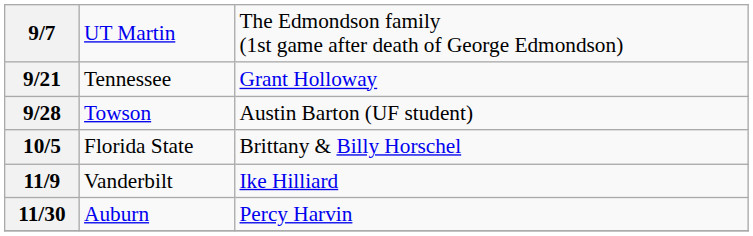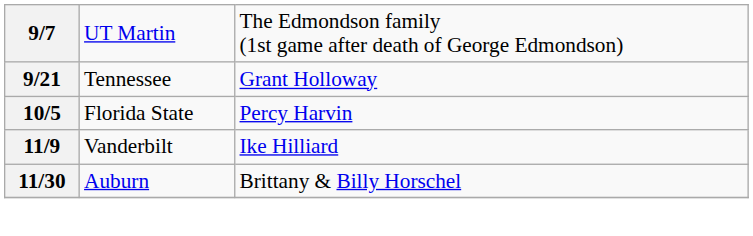- row: (42, 112)
(350, 146) Brittany & Billy Horschel -> (296, 112) Percy Harvin
(296, 214) Percy Harvin -> (350, 180) Brittany & Billy Horschel
